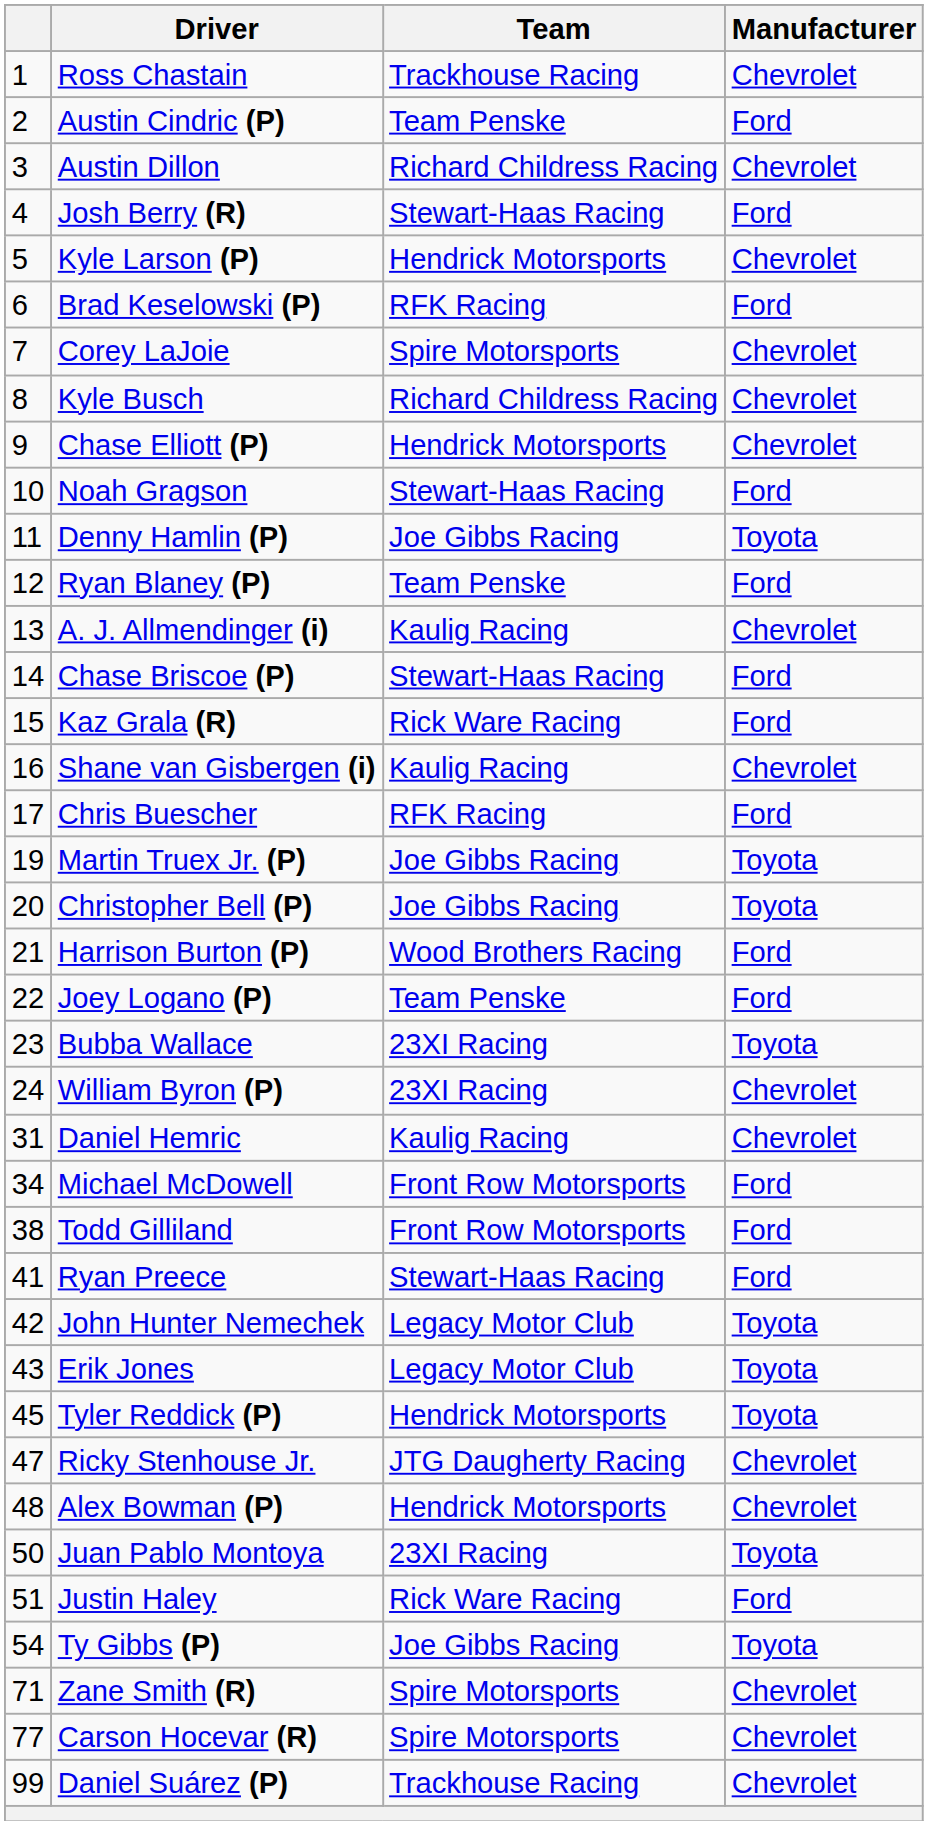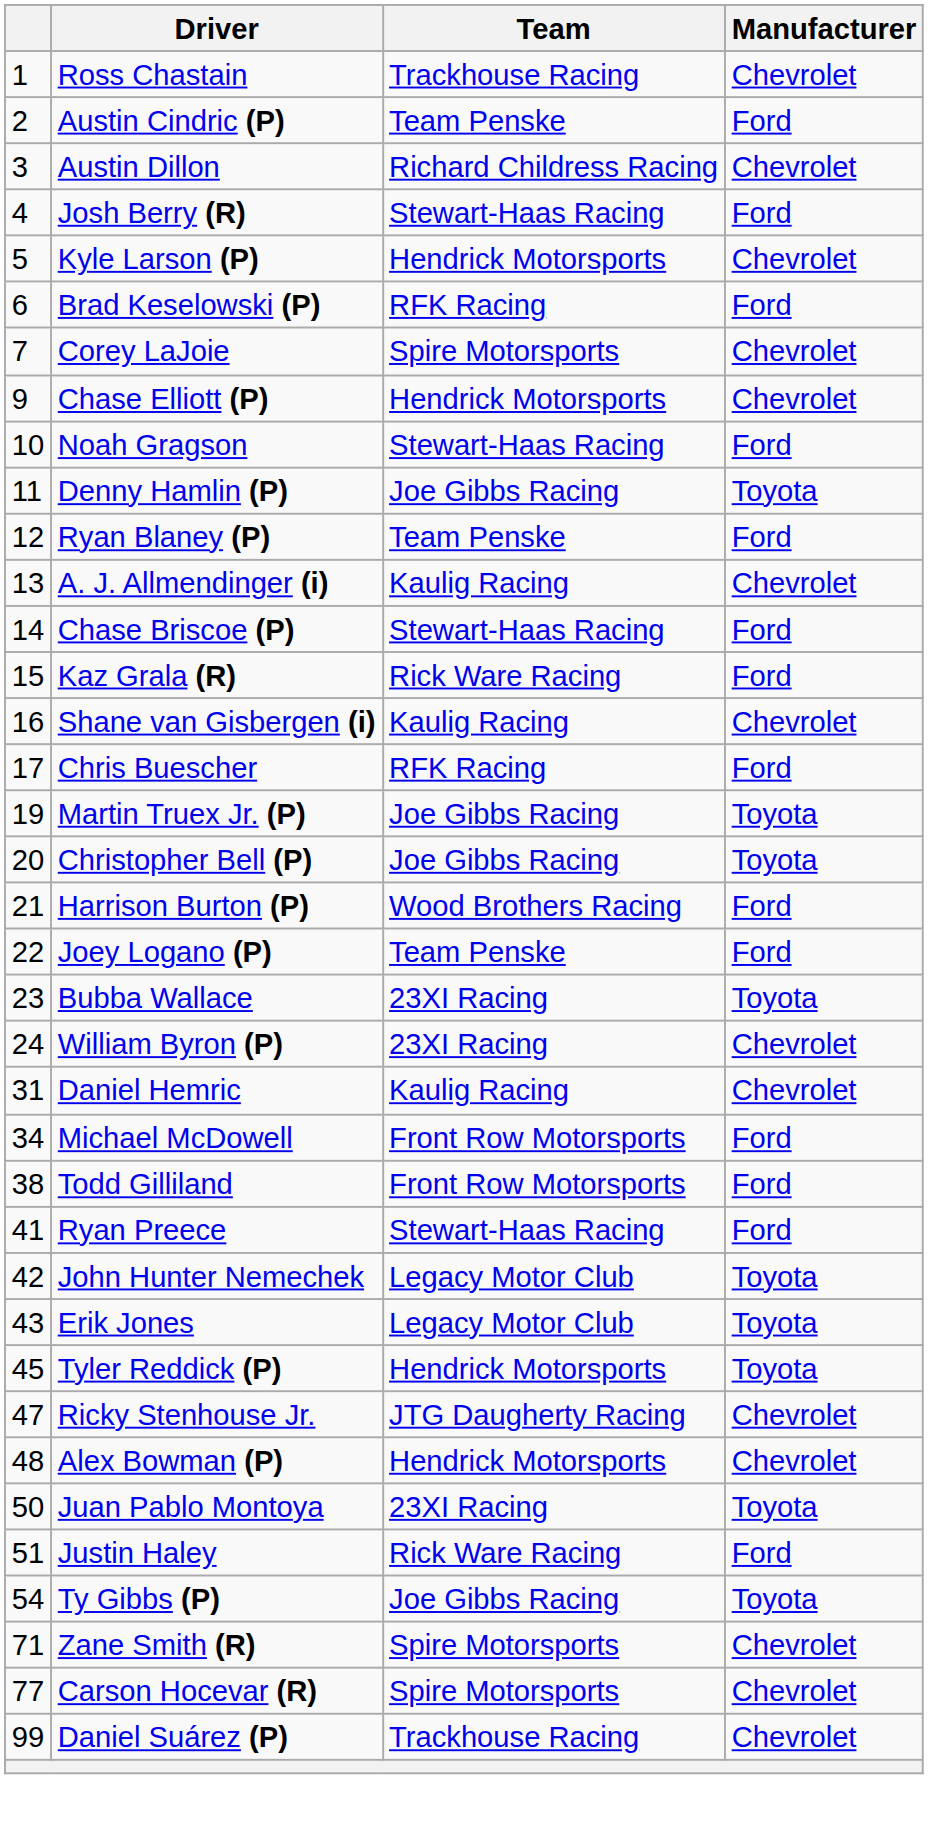- row: (131, 398)
